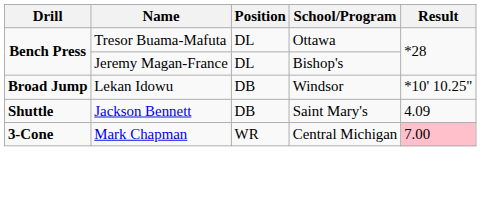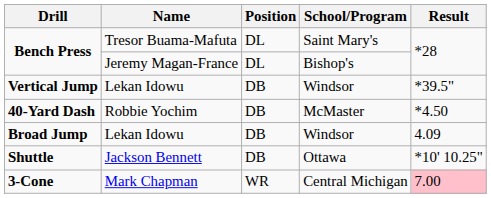(314, 39) Ottawa -> (341, 39) Saint Mary's
+ row: (53, 87)
+ row: (52, 110)
(438, 87) *10' 10.25" -> (428, 134) 4.09
(330, 110) Saint Mary's -> (325, 157) Ottawa
(417, 110) 4.09 -> (449, 157) *10' 10.25"
